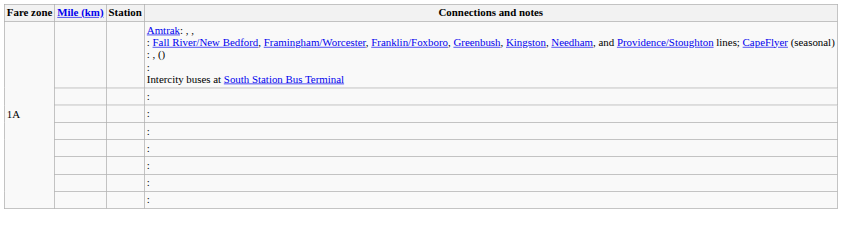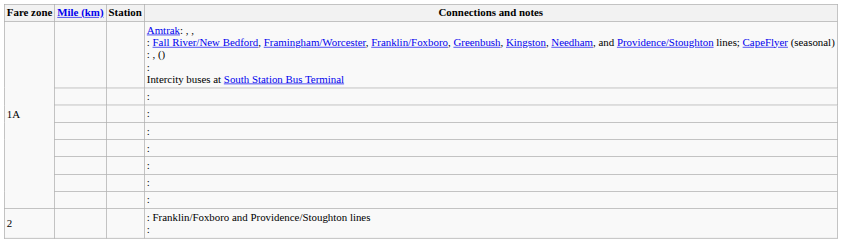+ row: (10, 223)
